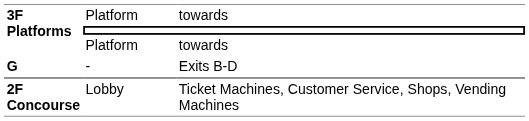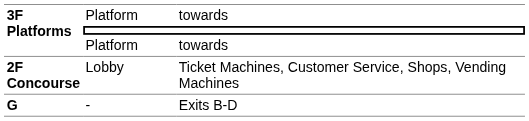rows swapped: (105, 89) <-> (88, 66)
